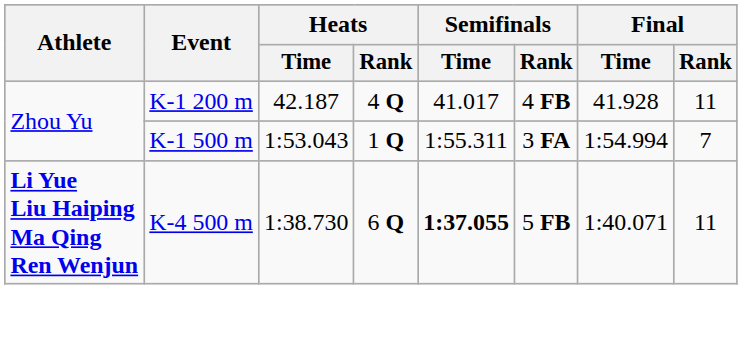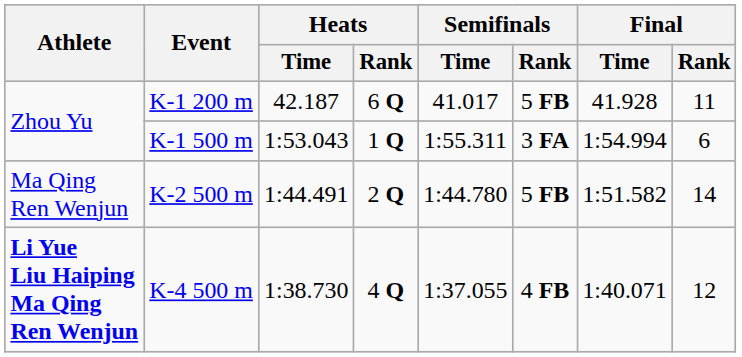(386, 101) 4 Q -> (386, 101) 6 Q
(546, 101) 4 FB -> (545, 101) 5 FB
(705, 140) 7 -> (704, 140) 6
+ row: (201, 194)
(386, 222) 6 Q -> (386, 290) 4 Q
(466, 222) bold -> (465, 290) normal
(546, 222) 5 FB -> (545, 290) 4 FB
(705, 222) 11 -> (704, 290) 12
